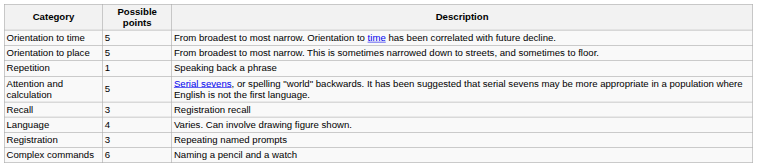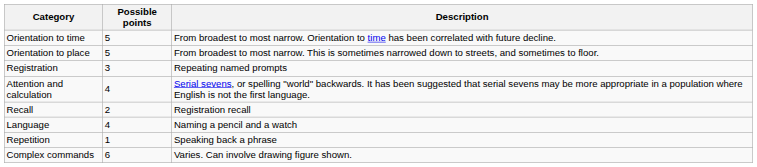rows swapped: (32, 140) <-> (28, 68)
(108, 89) 5 -> (108, 89) 4
(108, 109) 3 -> (108, 109) 2
(263, 125) Varies. Can involve drawing figure shown. -> (236, 125) Naming a pencil and a watch
(236, 155) Naming a pencil and a watch -> (263, 155) Varies. Can involve drawing figure shown.
